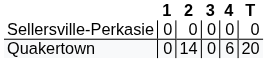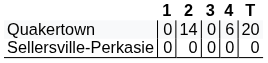rows swapped: (81, 29) <-> (51, 48)
